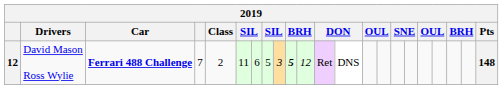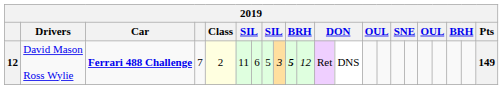(221, 62) no background -> (221, 62) lightyellow background
(487, 62) 148 -> (487, 62) 149
